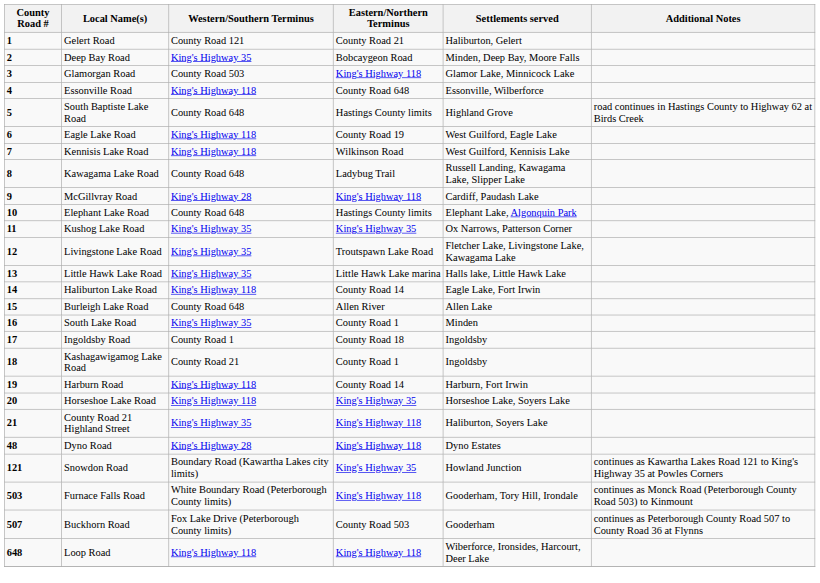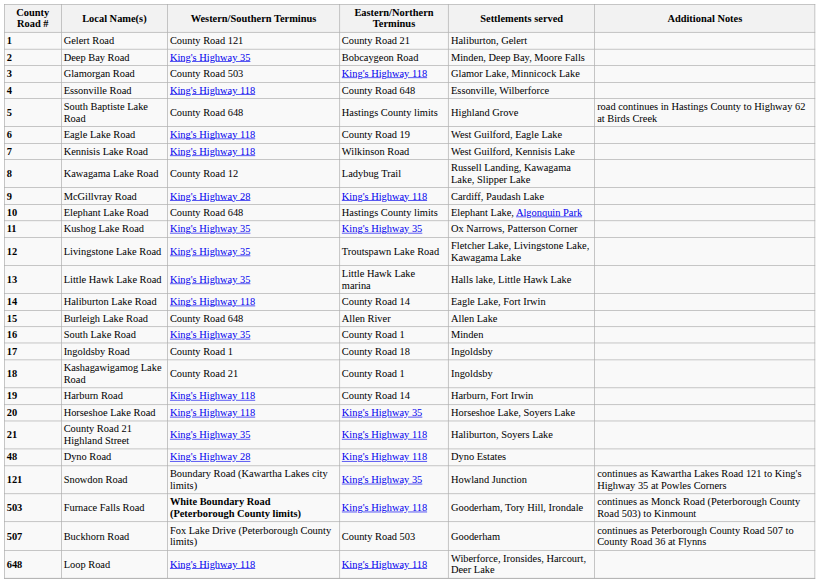(208, 173) County Road 648 -> (204, 173) County Road 12
(249, 496) normal -> (235, 508) bold
